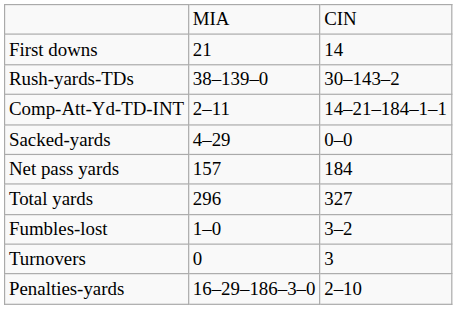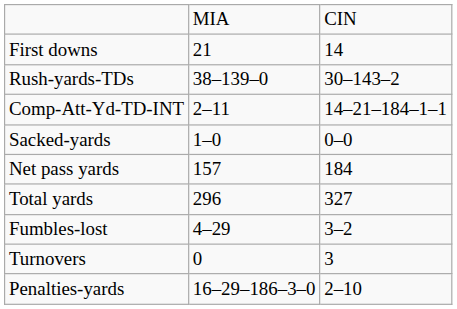(212, 139) 4–29 -> (207, 139) 1–0
(207, 229) 1–0 -> (212, 229) 4–29
